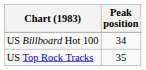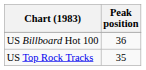(121, 40) 34 -> (121, 40) 36
